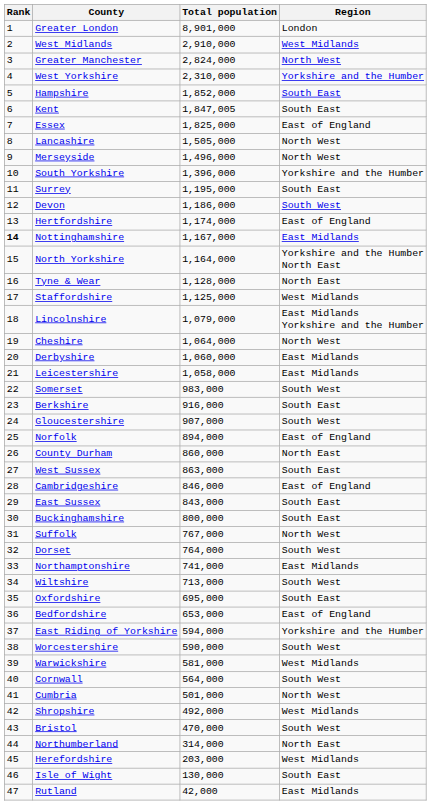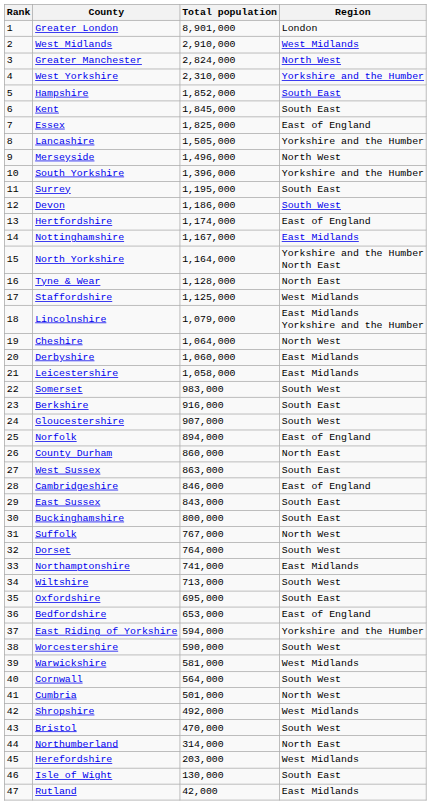(209, 109) 1,847,005 -> (209, 109) 1,845,000
(311, 141) North West -> (353, 141) Yorkshire and the Humber
(13, 238) bold -> (13, 238) normal
